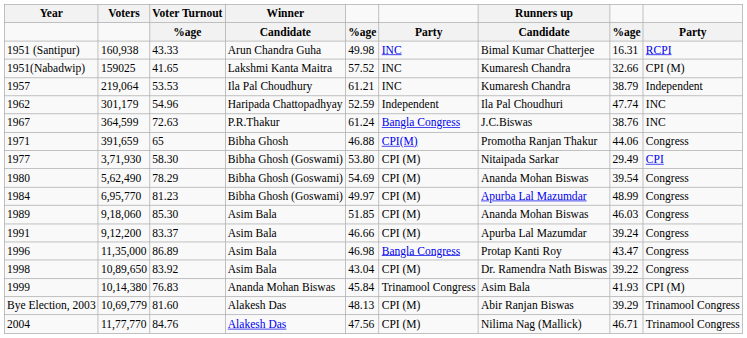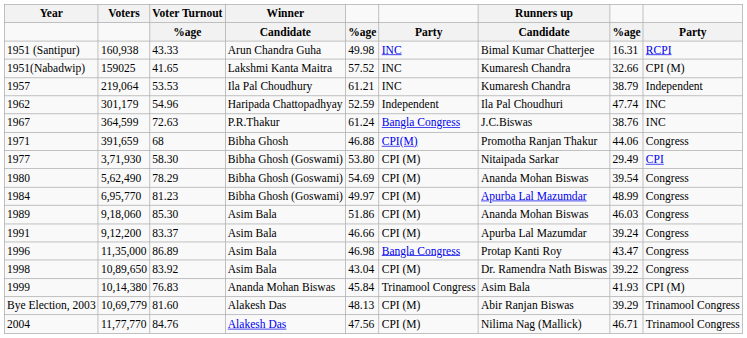(158, 141) 65 -> (158, 141) 68
(361, 214) 51.85 -> (361, 214) 51.86
